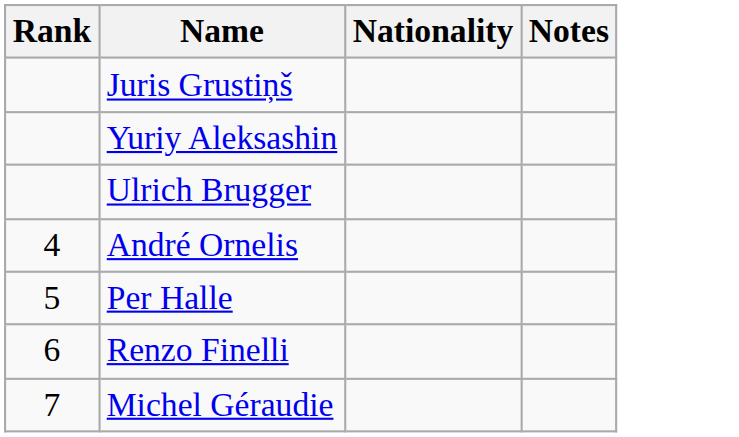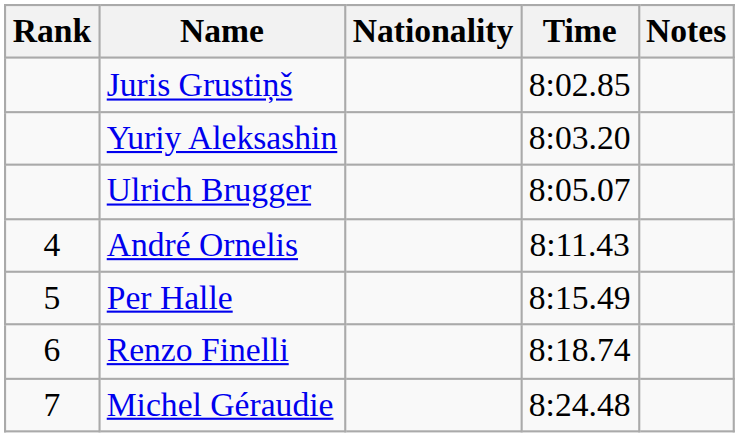+ column: (580, 31)
